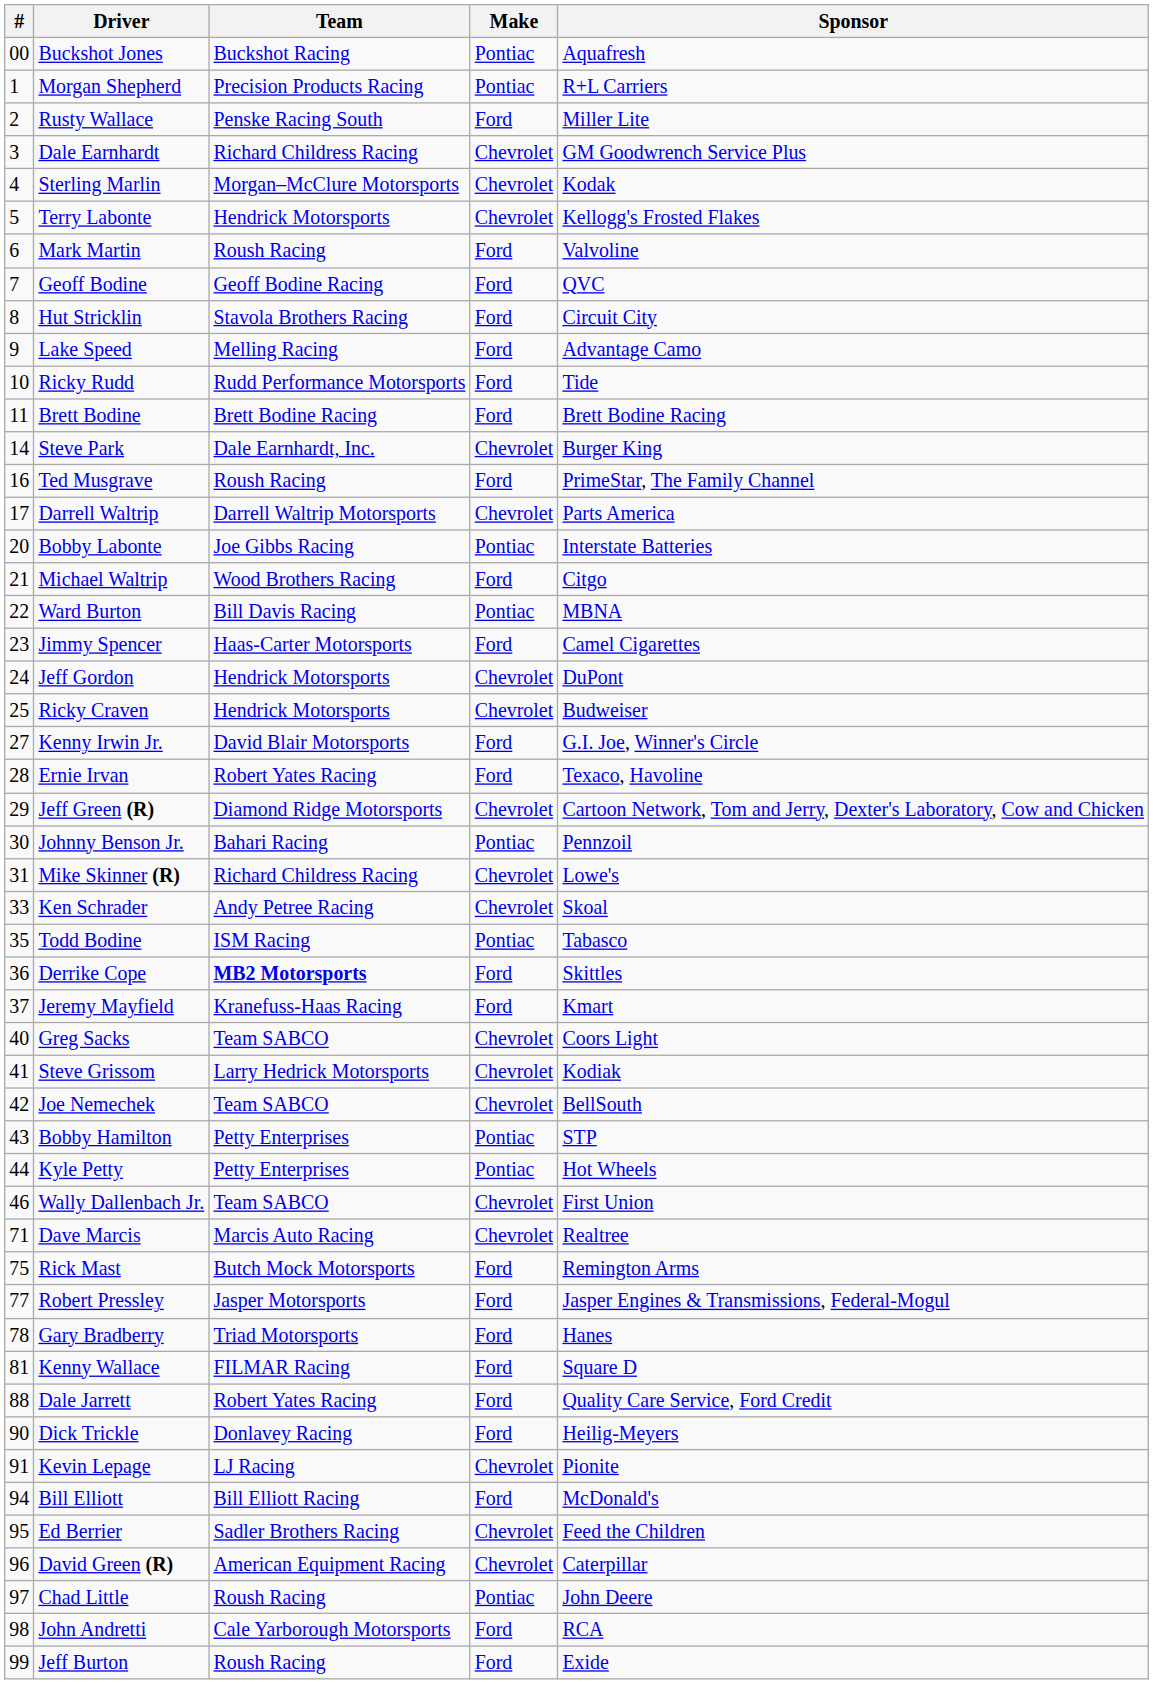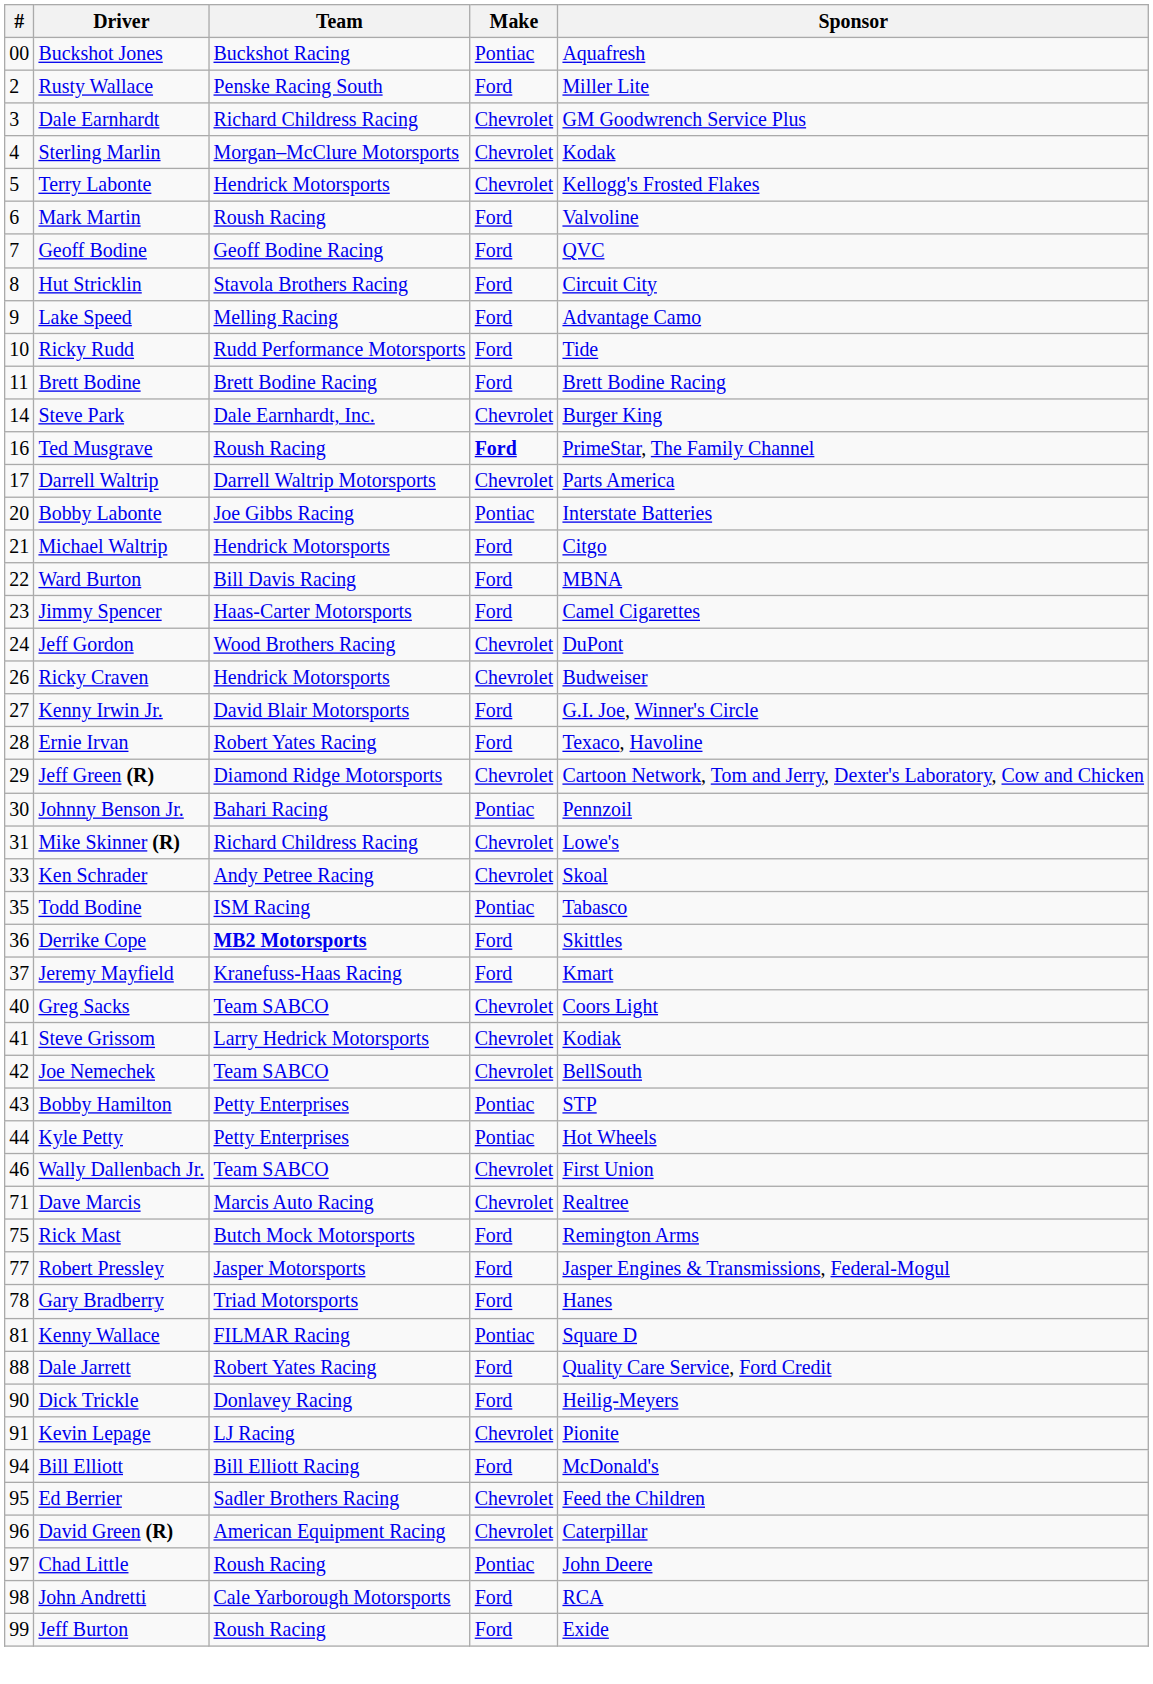- row: (110, 86)
(494, 480) normal -> (496, 447) bold
(304, 579) Wood Brothers Racing -> (302, 546) Hendrick Motorsports
(505, 612) Pontiac -> (494, 579) Ford
(302, 677) Hendrick Motorsports -> (304, 644) Wood Brothers Racing
(19, 710) 25 -> (19, 677) 26
(494, 1367) Ford -> (505, 1334) Pontiac
